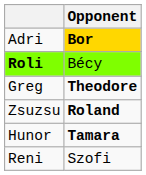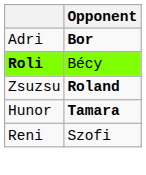(80, 40) gold background -> (80, 40) no background
- row: (26, 88)
